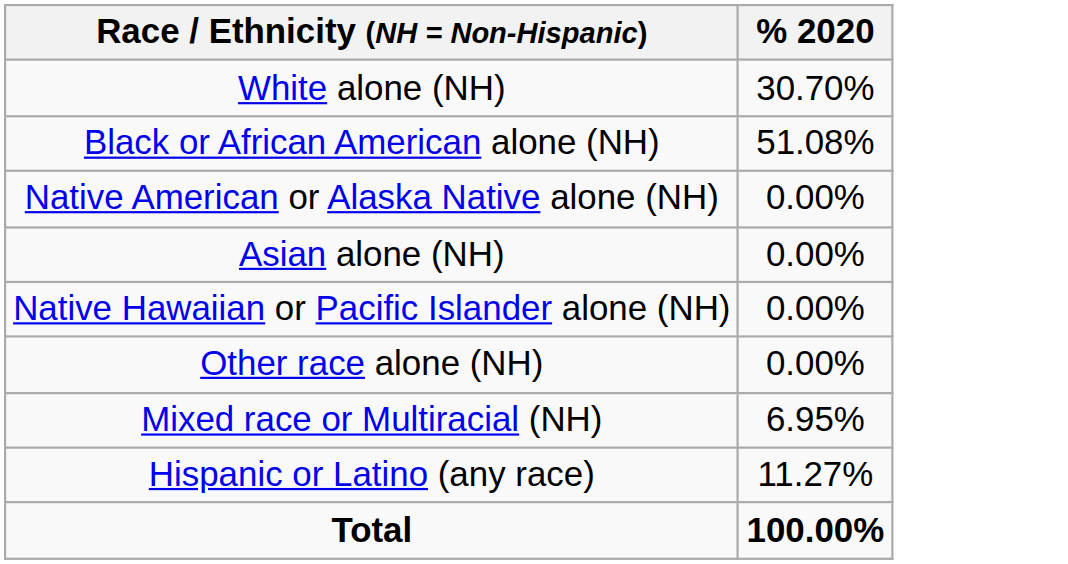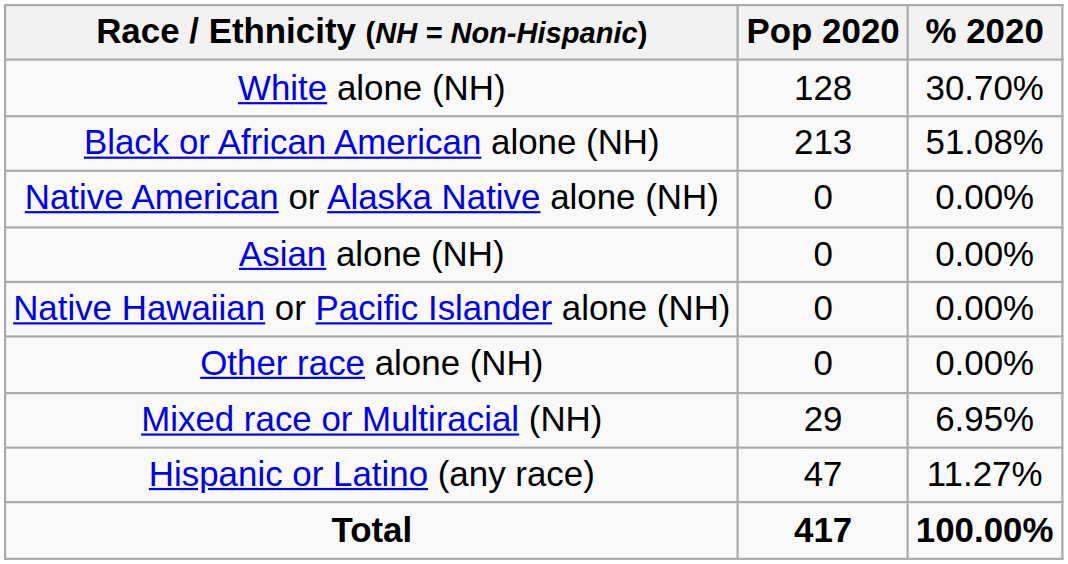+ column: (823, 32)
